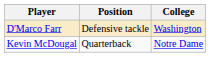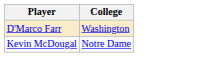- column: (115, 12)
